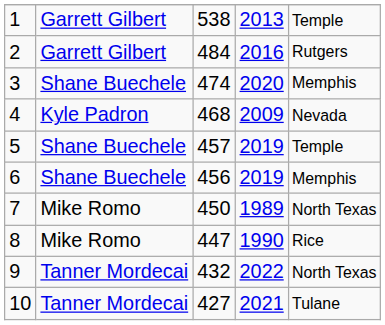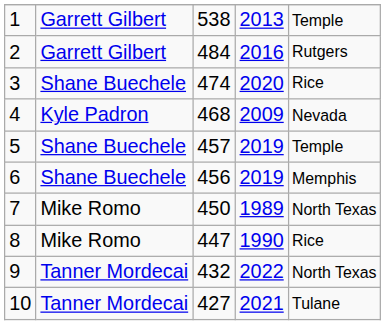(324, 83) Memphis -> (308, 83) Rice
